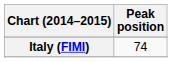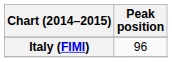(141, 47) 74 -> (141, 47) 96
